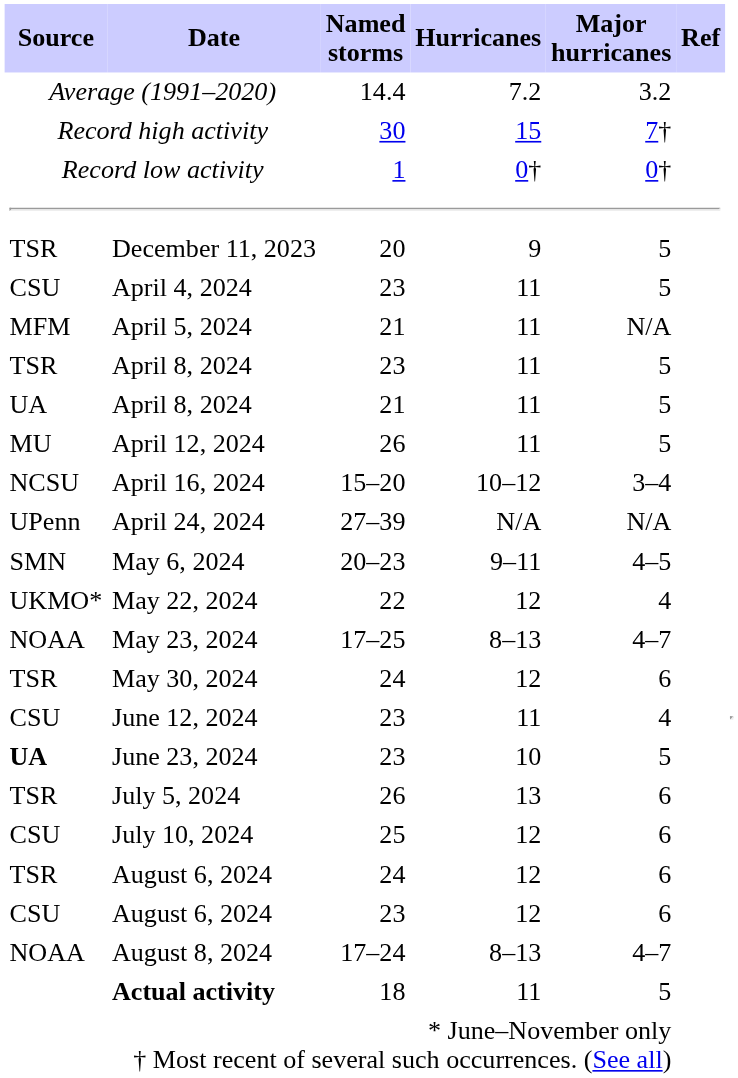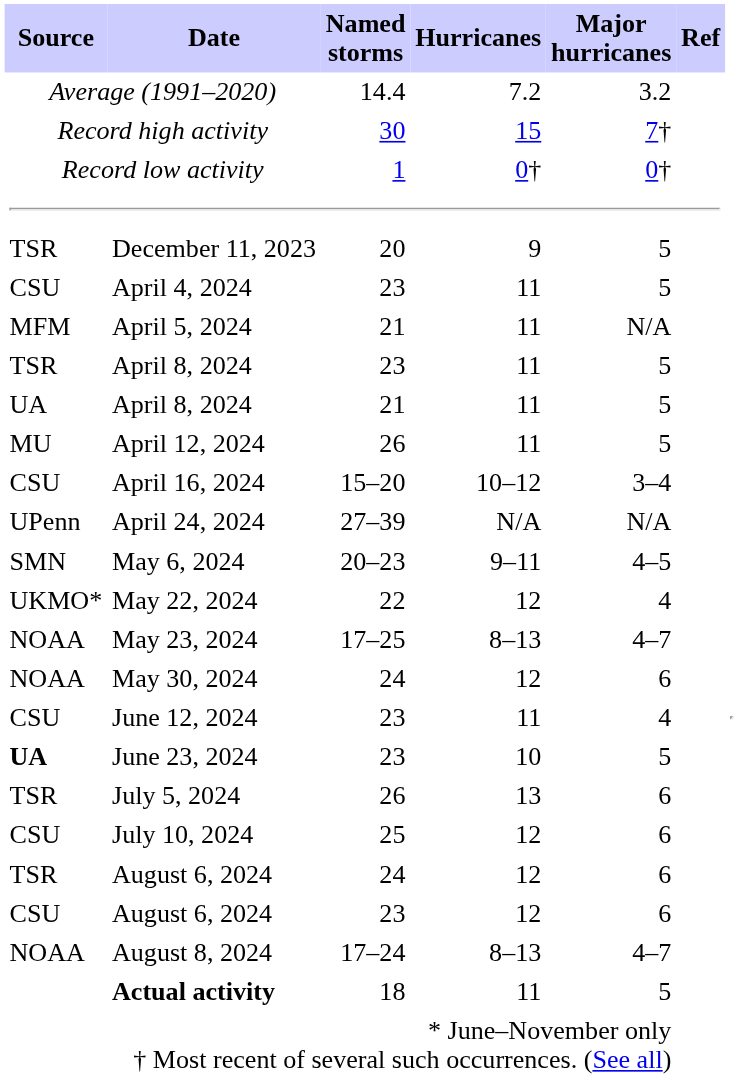(44, 482) NCSU -> (35, 482) CSU
(33, 678) TSR -> (47, 678) NOAA
